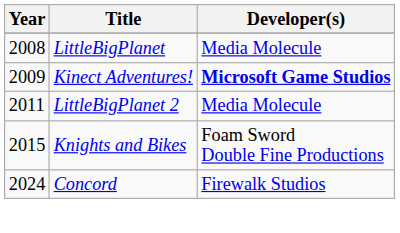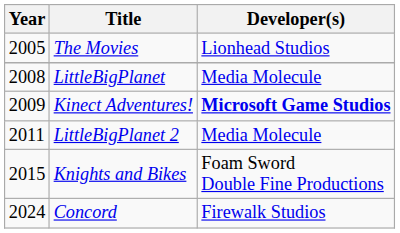+ row: (96, 47)
